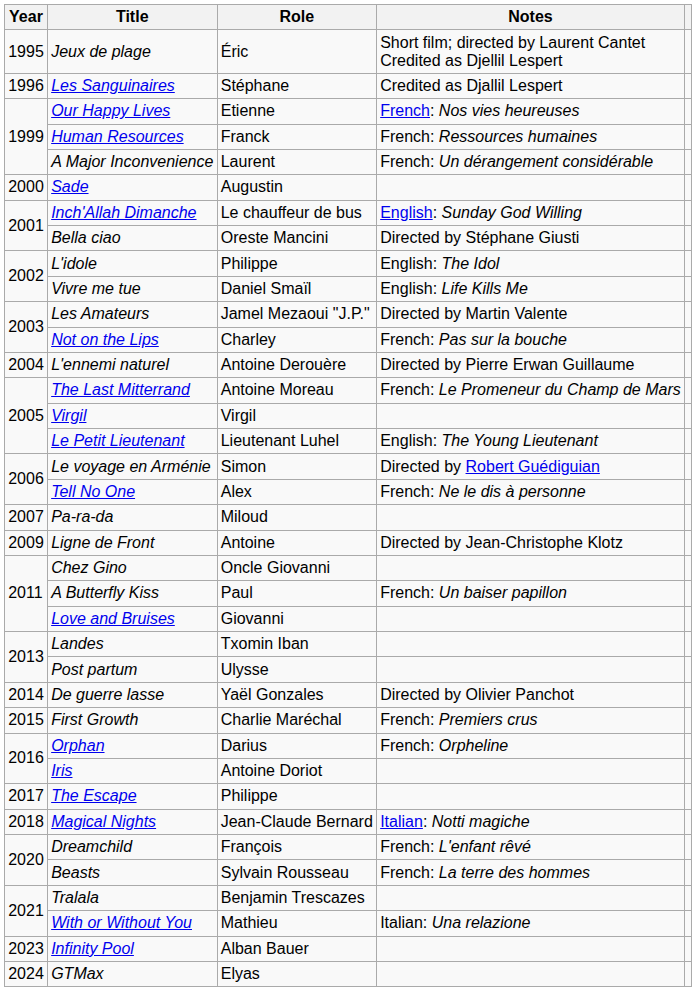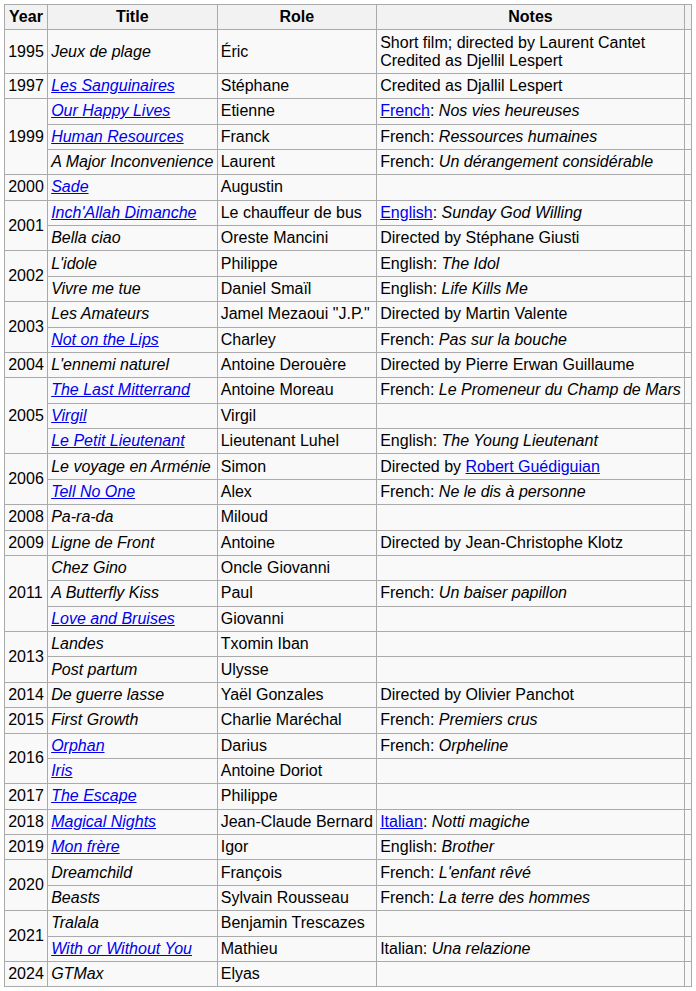(26, 85) 1996 -> (26, 85) 1997
(26, 517) 2007 -> (26, 517) 2008
+ row: (85, 847)
- row: (93, 948)
